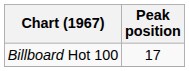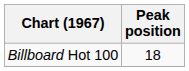(153, 54) 17 -> (153, 54) 18
